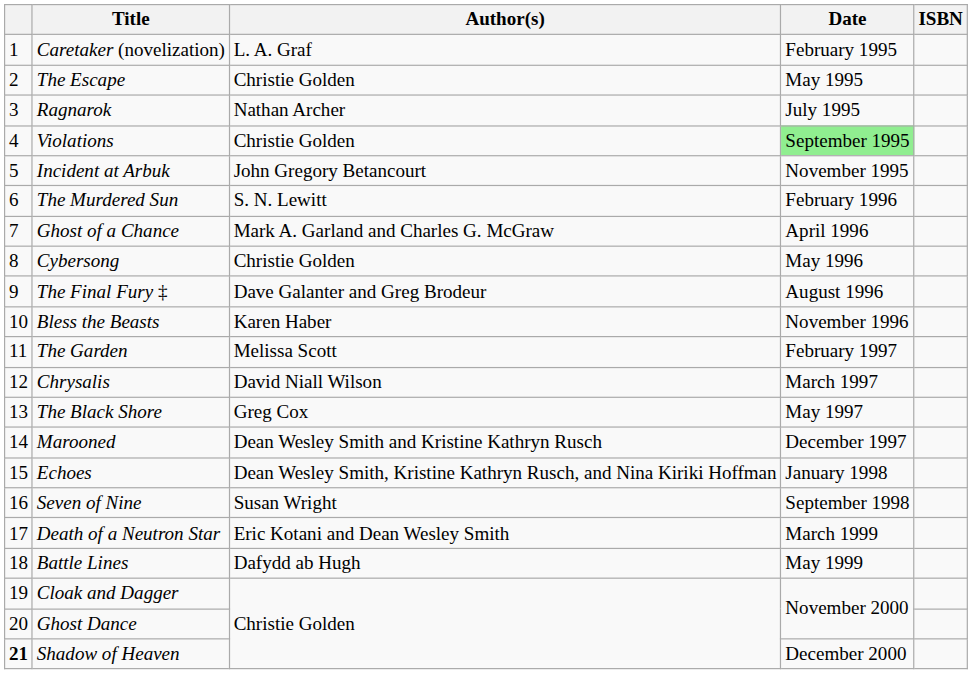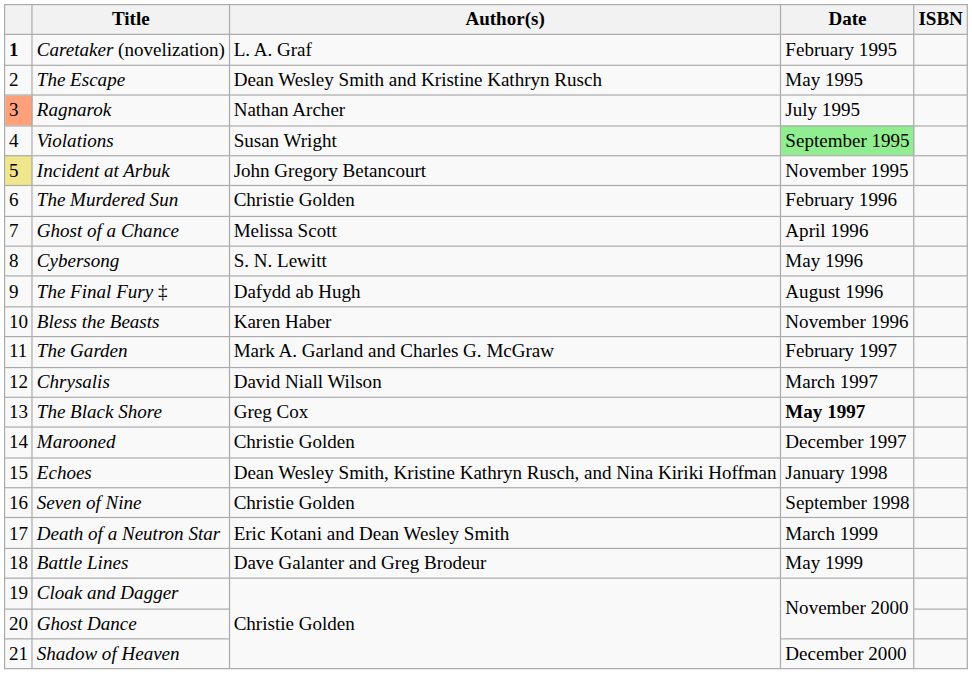(14, 49) normal -> (14, 49) bold
(294, 79) Christie Golden -> (418, 79) Dean Wesley Smith and Kristine Kathryn Rusch
(14, 110) no background -> (14, 110) lightsalmon background
(294, 140) Christie Golden -> (285, 140) Susan Wright
(14, 170) no background -> (14, 170) khaki background
(280, 200) S. N. Lewitt -> (294, 200) Christie Golden
(394, 230) Mark A. Garland and Charles G. McGraw -> (285, 230) Melissa Scott
(294, 261) Christie Golden -> (280, 261) S. N. Lewitt
(360, 291) Dave Galanter and Greg Brodeur -> (297, 291) Dafydd ab Hugh
(285, 351) Melissa Scott -> (394, 351) Mark A. Garland and Charles G. McGraw
(824, 412) normal -> (825, 412) bold
(418, 442) Dean Wesley Smith and Kristine Kathryn Rusch -> (294, 442) Christie Golden
(285, 502) Susan Wright -> (294, 502) Christie Golden
(297, 563) Dafydd ab Hugh -> (360, 563) Dave Galanter and Greg Brodeur
(19, 653) bold -> (19, 653) normal
